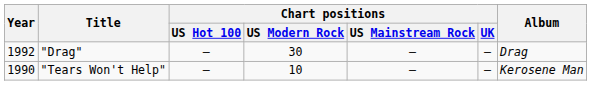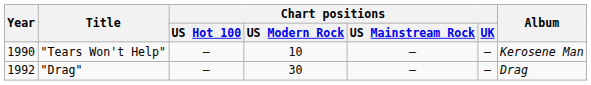rows swapped: (103, 70) <-> (61, 52)
